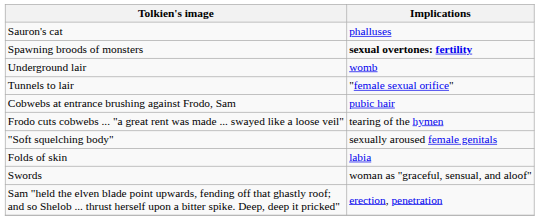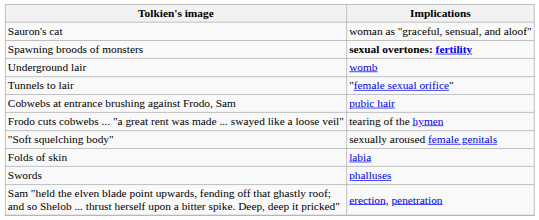(370, 31) phalluses -> (440, 31) woman as "graceful, sensual, and aloof"
(440, 175) woman as "graceful, sensual, and aloof" -> (370, 175) phalluses
